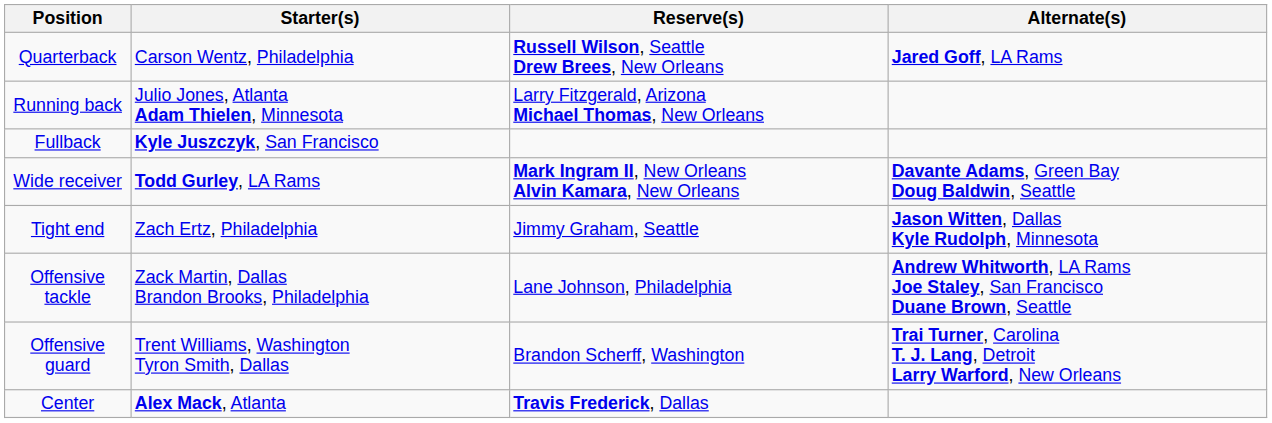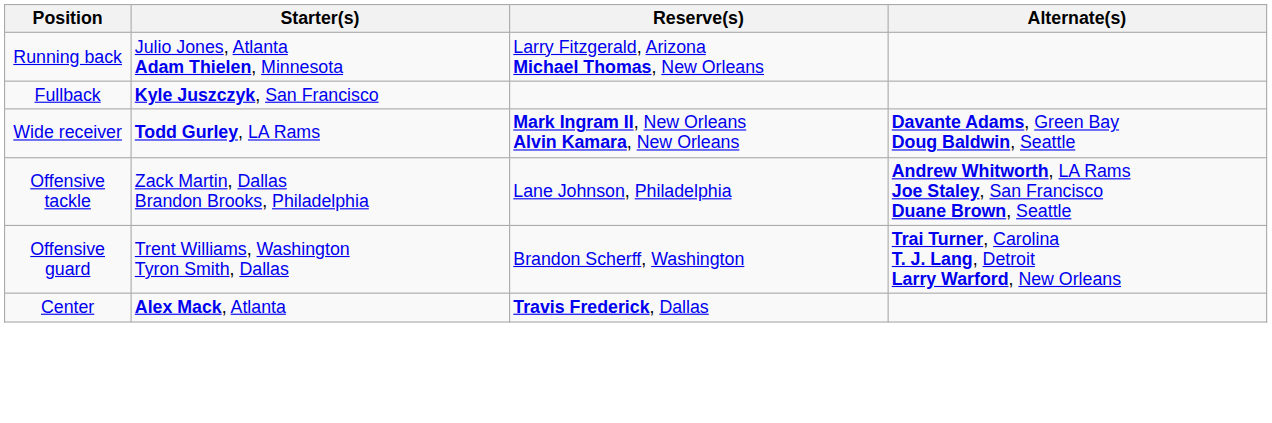- row: (68, 56)
- row: (68, 229)
